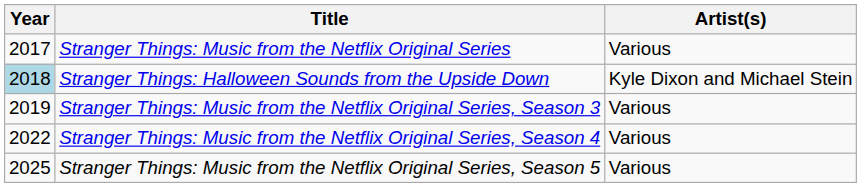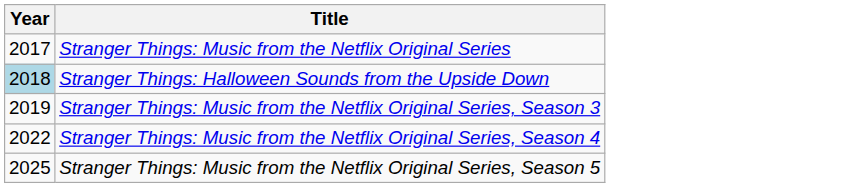- column: (731, 19)
